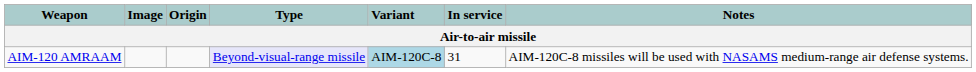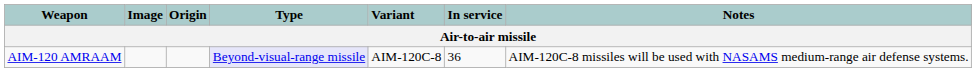(406, 57) lightblue background -> (406, 57) no background
(454, 57) 31 -> (454, 57) 36
